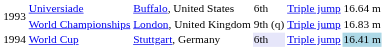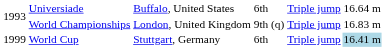(14, 39) 1994 -> (14, 39) 1999
(261, 39) lavender background -> (261, 39) no background
